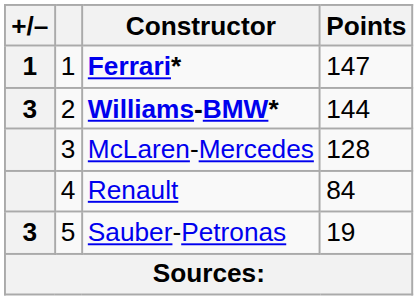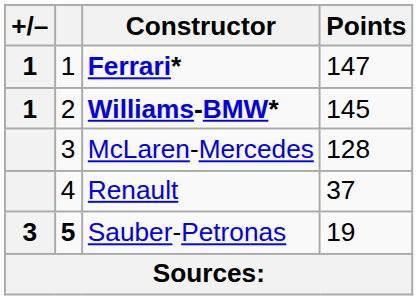(30, 108) 3 -> (30, 108) 1
(348, 108) 144 -> (348, 108) 145
(341, 191) 84 -> (341, 191) 37
(68, 232) normal -> (68, 232) bold
